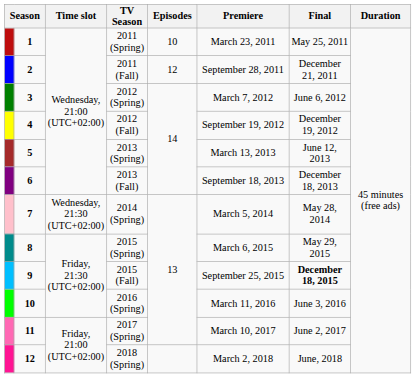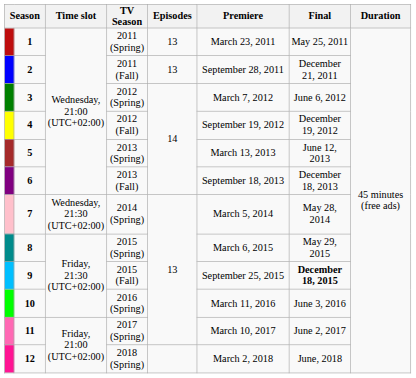(172, 42) 10 -> (172, 42) 13
(172, 69) 12 -> (172, 69) 13
